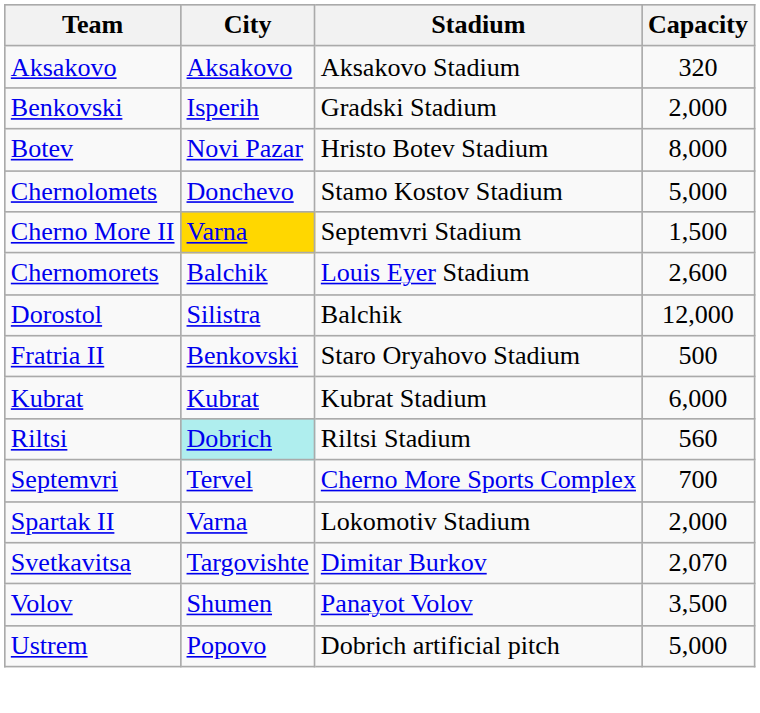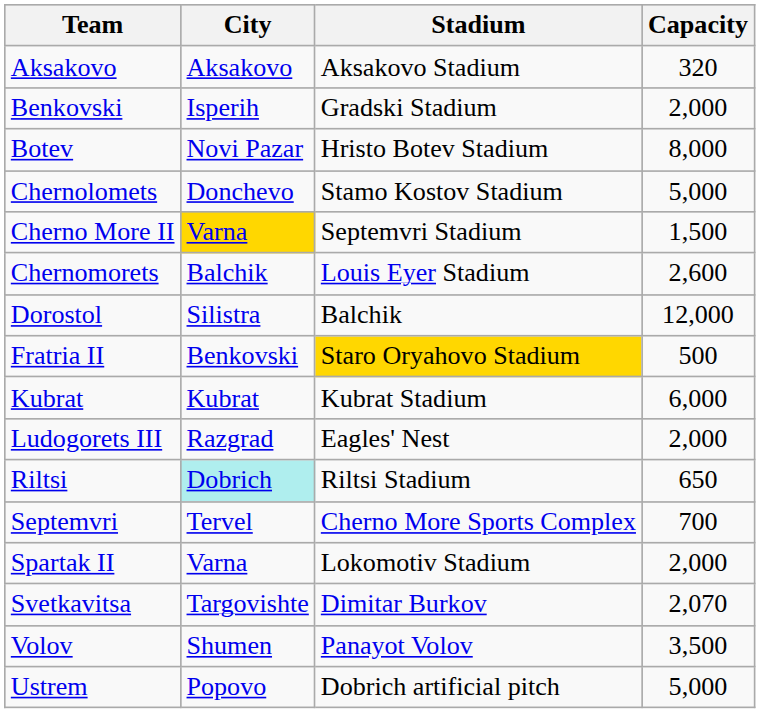(450, 356) no background -> (450, 356) gold background
+ row: (87, 438)
(698, 438) 560 -> (698, 480) 650
